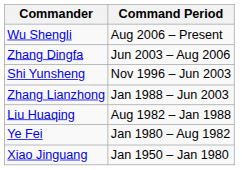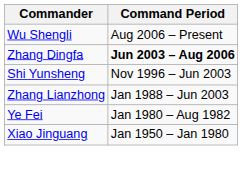(171, 54) normal -> (173, 54) bold
- row: (41, 114)
